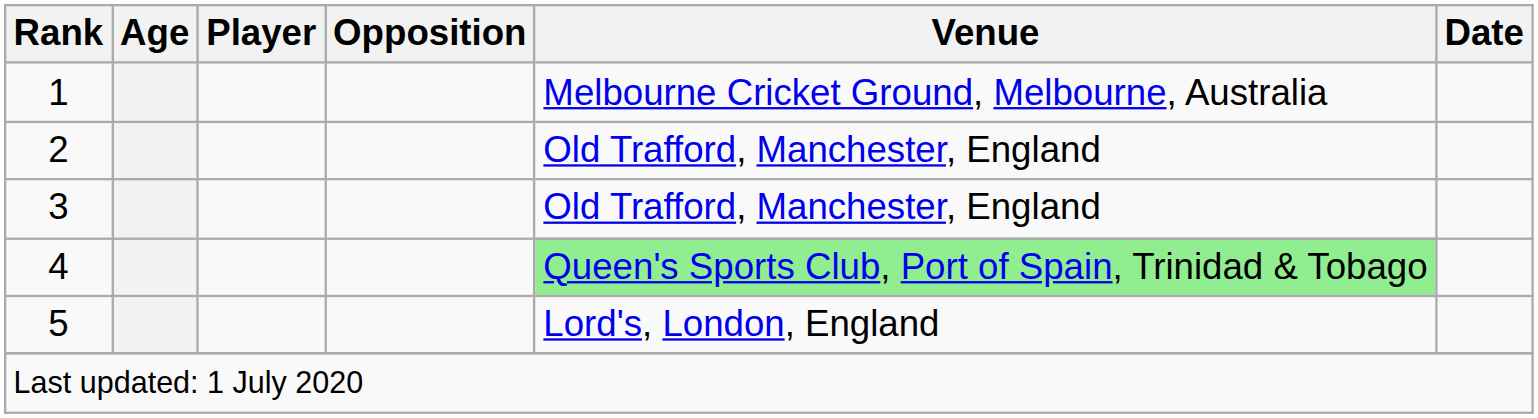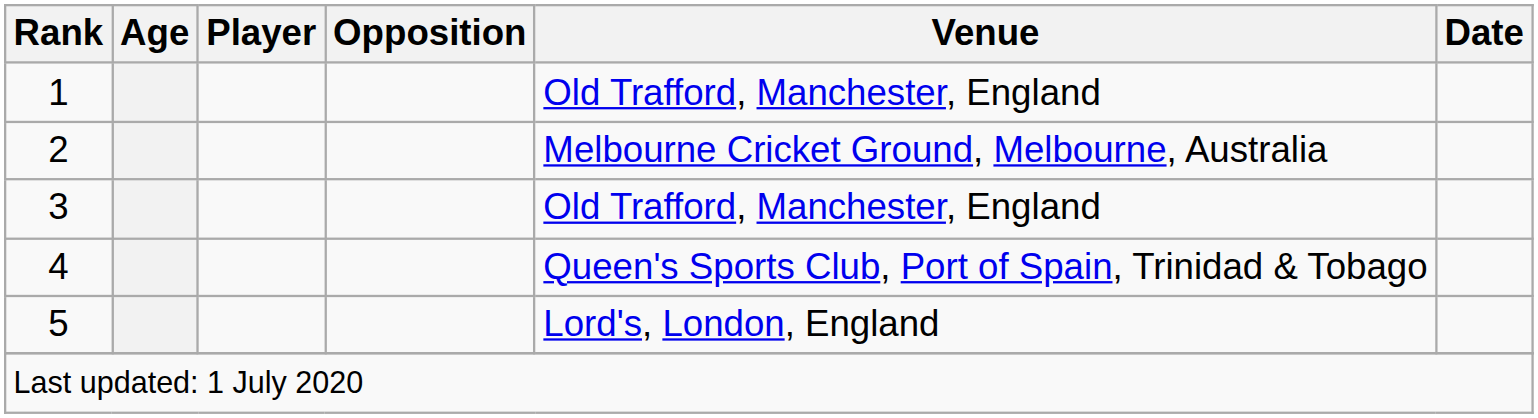(935, 91) Melbourne Cricket Ground, Melbourne, Australia -> (822, 91) Old Trafford, Manchester, England
(822, 149) Old Trafford, Manchester, England -> (935, 149) Melbourne Cricket Ground, Melbourne, Australia
(985, 265) lightgreen background -> (985, 265) no background
